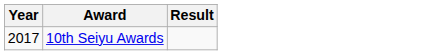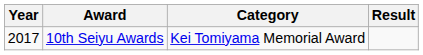+ column: (268, 15)
